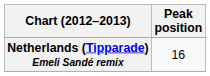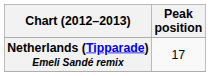(178, 54) 16 -> (178, 54) 17
